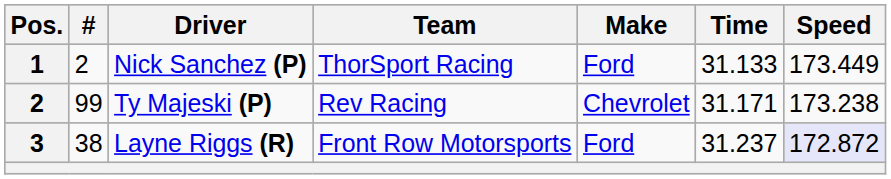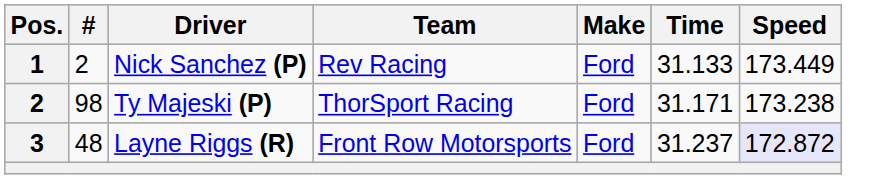(416, 64) ThorSport Racing -> (383, 64) Rev Racing
(89, 104) 99 -> (89, 104) 98
(383, 104) Rev Racing -> (416, 104) ThorSport Racing
(636, 104) Chevrolet -> (609, 104) Ford
(89, 143) 38 -> (89, 143) 48
